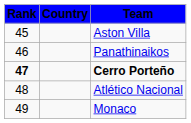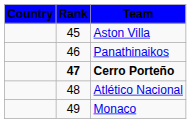columns swapped: (22, 14) <-> (65, 14)
